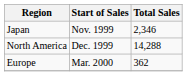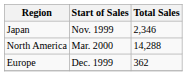(92, 46) Dec. 1999 -> (92, 46) Mar. 2000
(92, 63) Mar. 2000 -> (92, 63) Dec. 1999
